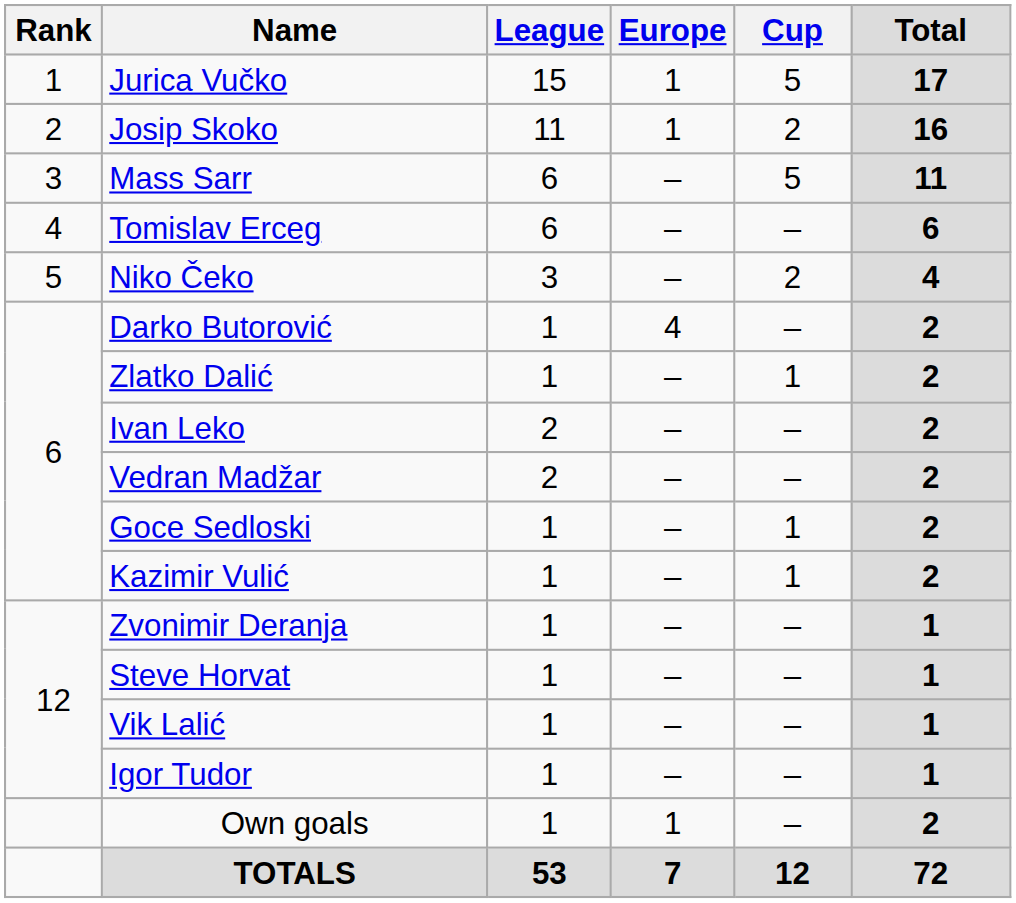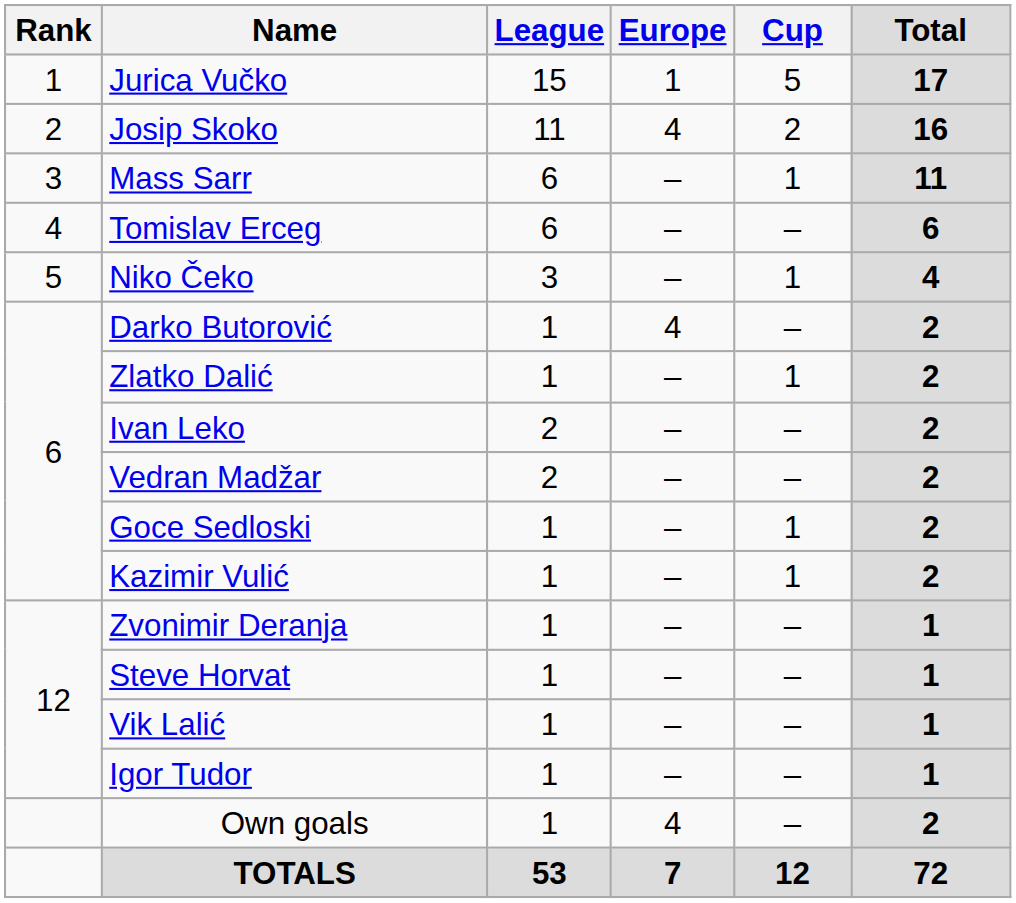(673, 129) 1 -> (673, 129) 4
(793, 179) 5 -> (793, 179) 1
(793, 278) 2 -> (793, 278) 1
(673, 823) 1 -> (673, 823) 4
